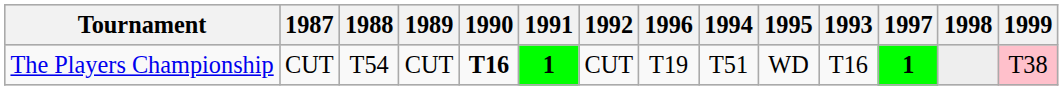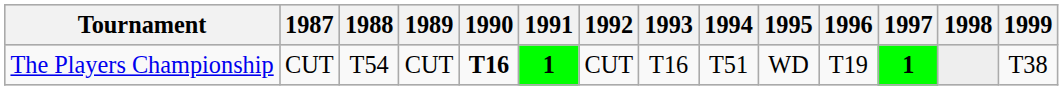columns swapped: (848, 24) <-> (669, 24)
(1028, 64) pink background -> (1028, 64) no background
